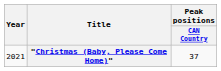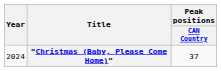(16, 56) 2021 -> (16, 56) 2024
